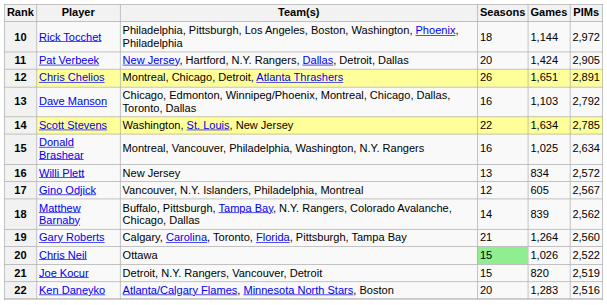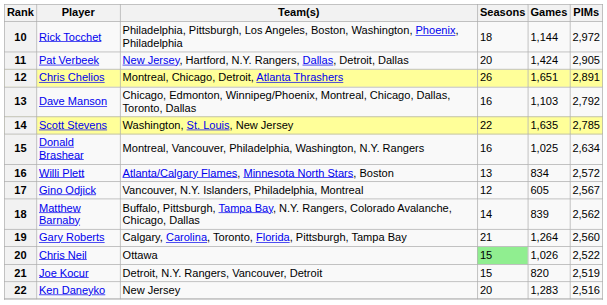(544, 125) 1,634 -> (544, 125) 1,635
(151, 173) New Jersey -> (258, 173) Atlanta/Calgary Flames, Minnesota North Stars, Boston
(258, 290) Atlanta/Calgary Flames, Minnesota North Stars, Boston -> (151, 290) New Jersey
